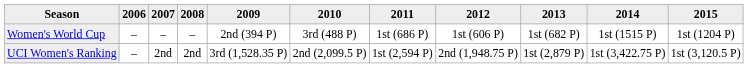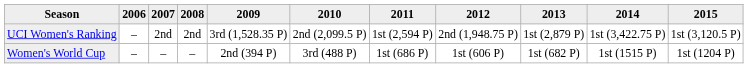rows swapped: (56, 33) <-> (62, 53)
